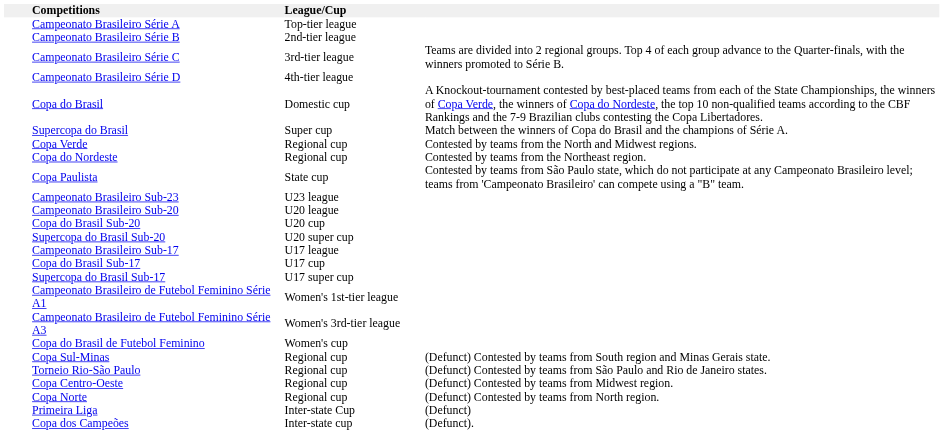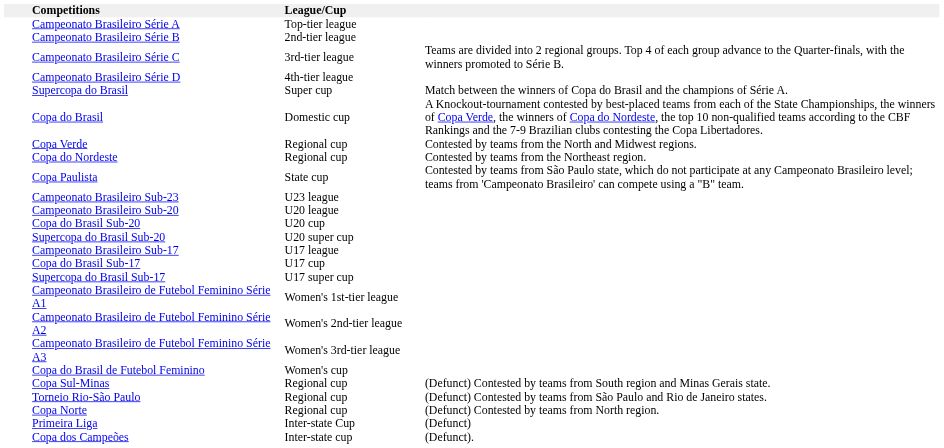rows swapped: (68, 104) <-> (80, 130)
+ row: (151, 323)
- row: (78, 383)
